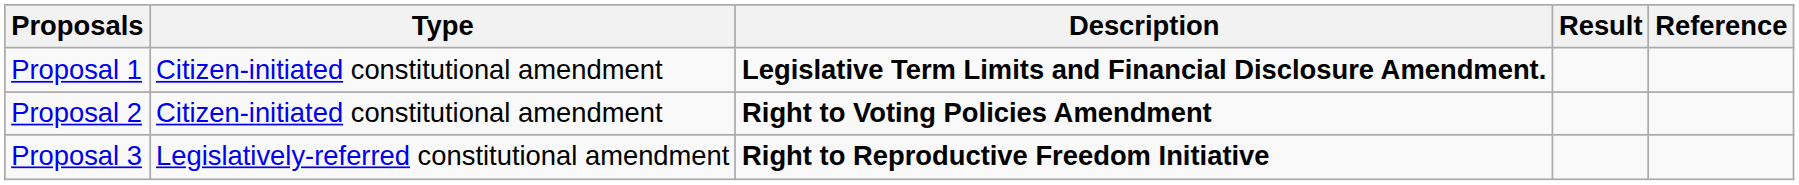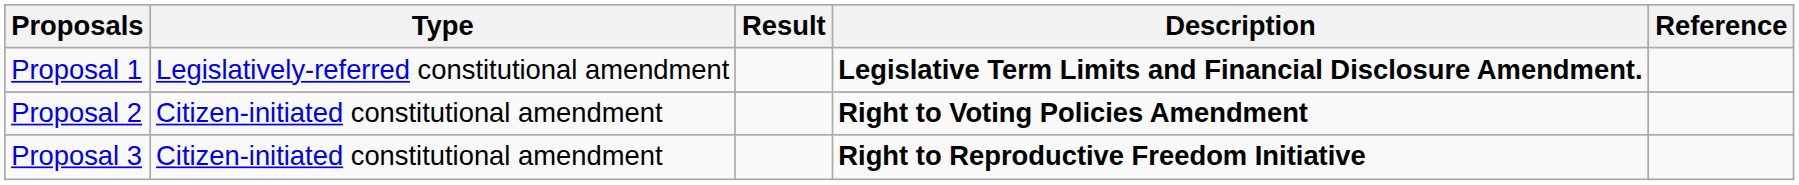columns swapped: (1144, 26) <-> (1601, 26)
(409, 69) Citizen-initiated constitutional amendment -> (443, 69) Legislatively-referred constitutional amendment
(443, 156) Legislatively-referred constitutional amendment -> (409, 156) Citizen-initiated constitutional amendment
